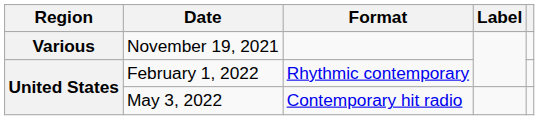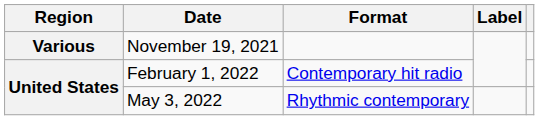(378, 73) Rhythmic contemporary -> (375, 73) Contemporary hit radio
(375, 100) Contemporary hit radio -> (378, 100) Rhythmic contemporary
